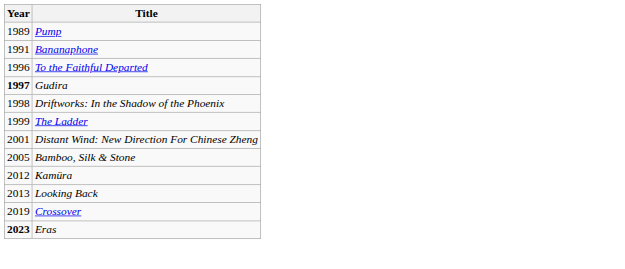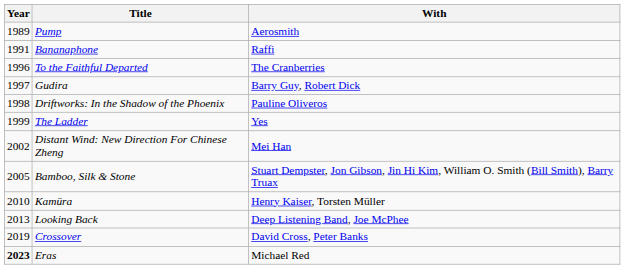+ column: (434, 13)
(18, 85) bold -> (18, 85) normal
(18, 139) 2001 -> (18, 146) 2002
(18, 175) 2012 -> (18, 201) 2010
